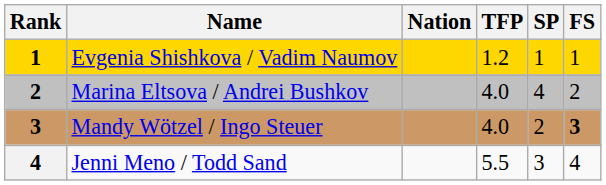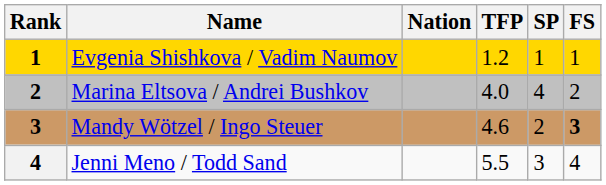(495, 127) 4.0 -> (495, 127) 4.6
